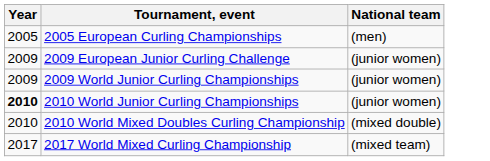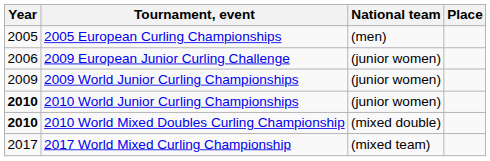+ column: (465, 15)
(23, 58) 2009 -> (23, 58) 2006
(23, 123) normal -> (23, 123) bold
